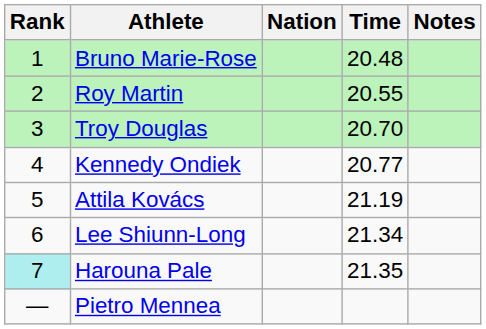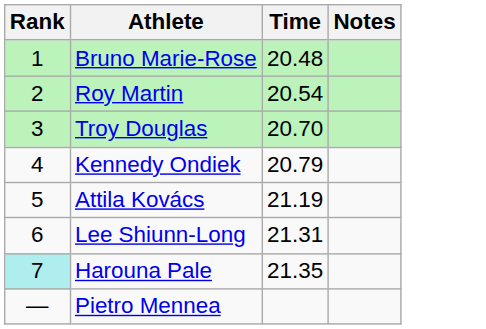- column: (302, 22)
(375, 93) 20.55 -> (295, 93) 20.54
(375, 164) 20.77 -> (295, 164) 20.79
(375, 235) 21.34 -> (295, 235) 21.31
